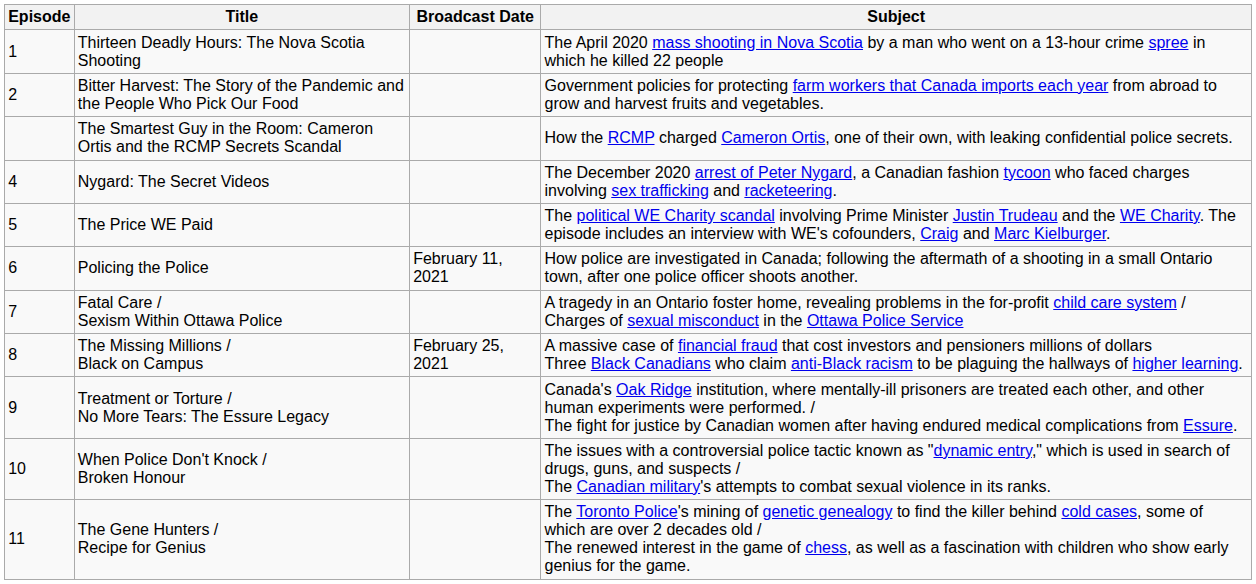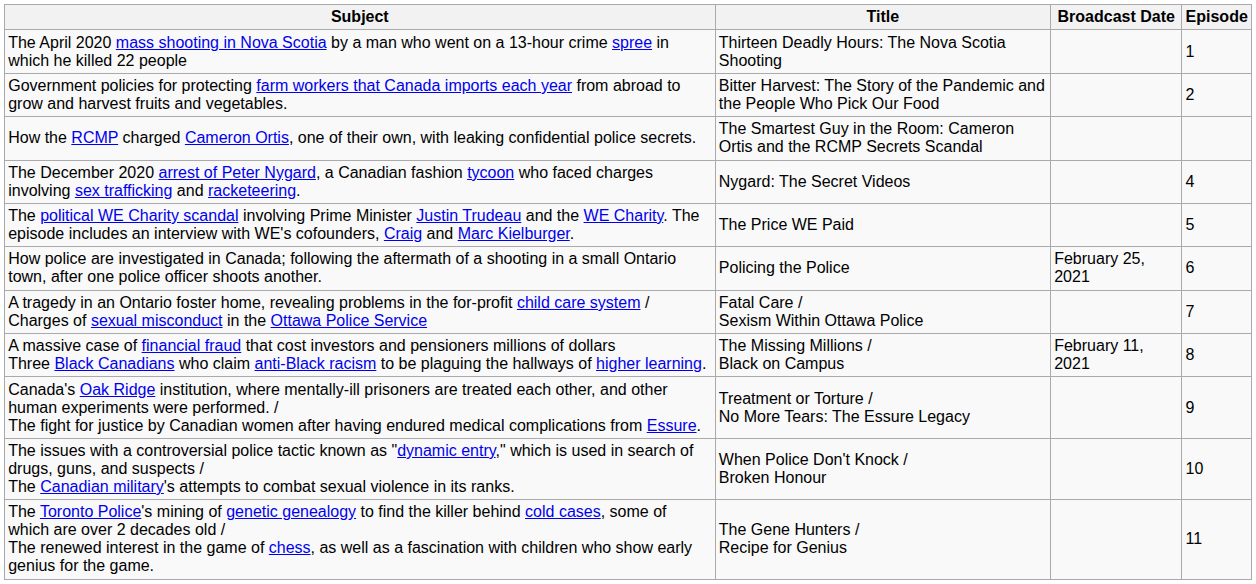columns swapped: (39, 17) <-> (896, 17)
(458, 268) February 11, 2021 -> (1100, 268) February 25, 2021
(459, 355) February 25, 2021 -> (1099, 355) February 11, 2021
